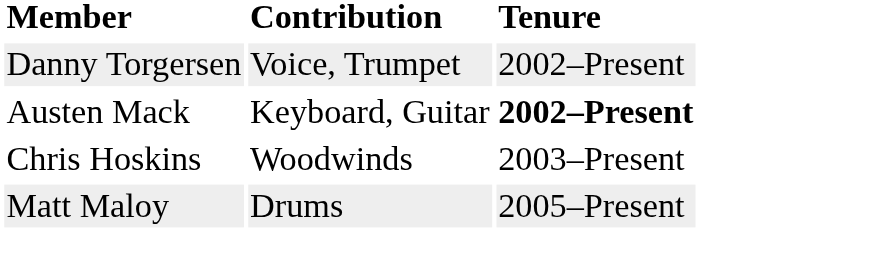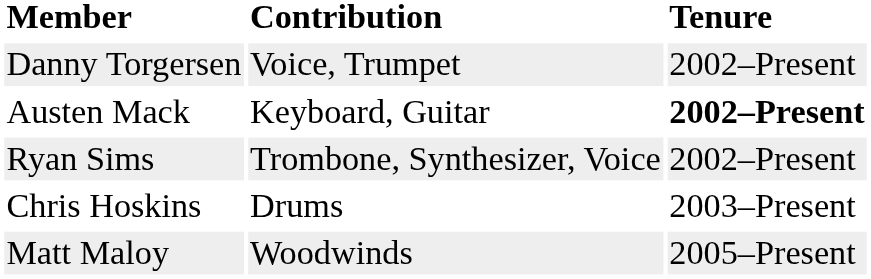+ row: (80, 158)
(331, 158) Woodwinds -> (297, 205) Drums
(297, 205) Drums -> (331, 252) Woodwinds
